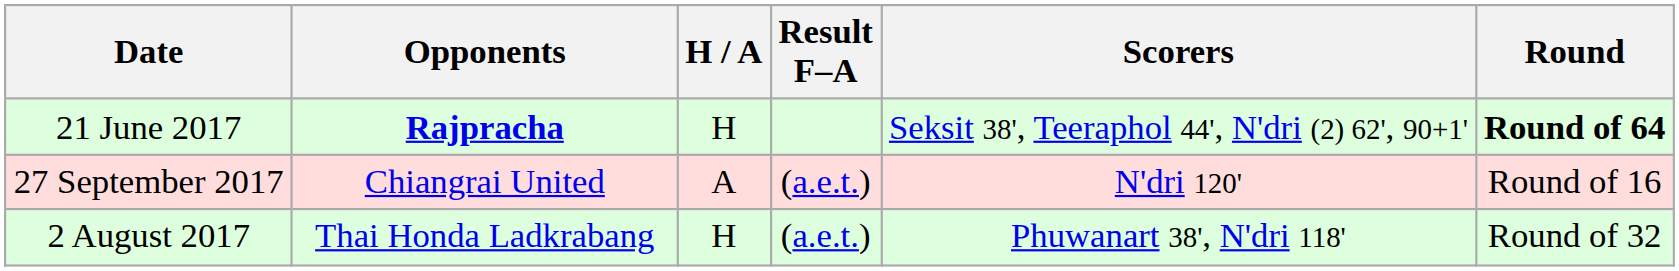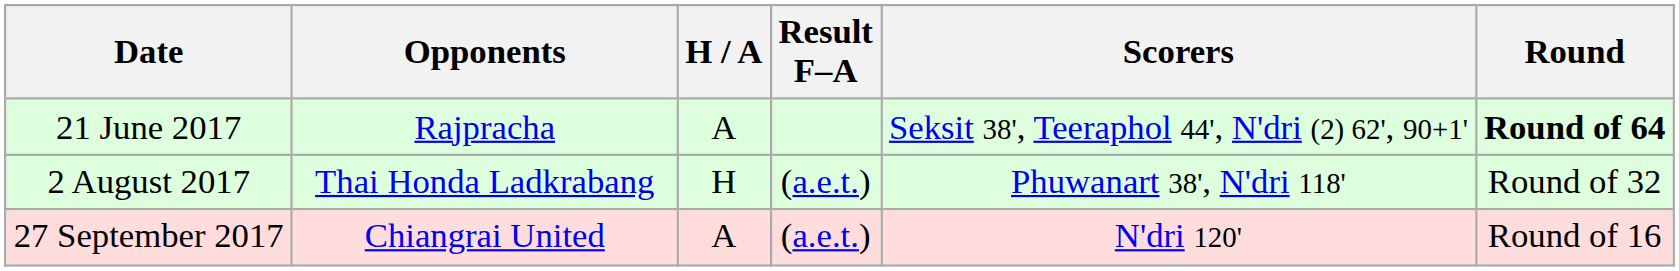(485, 126) bold -> (485, 126) normal
(724, 126) H -> (724, 126) A
rows swapped: (149, 236) <-> (149, 181)
